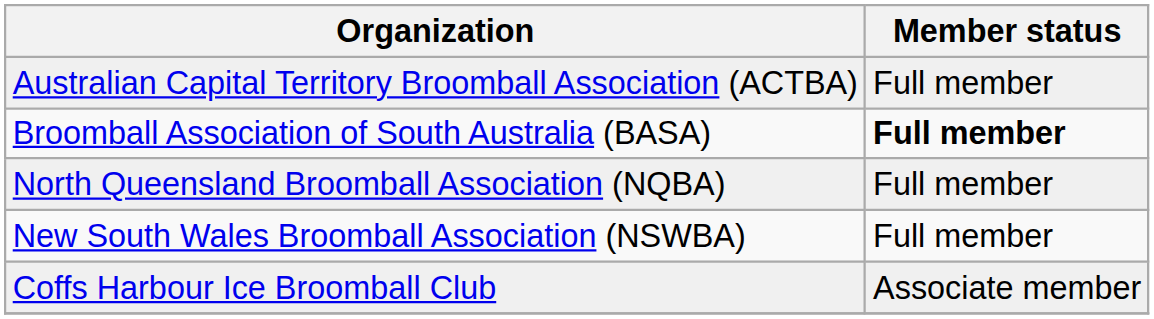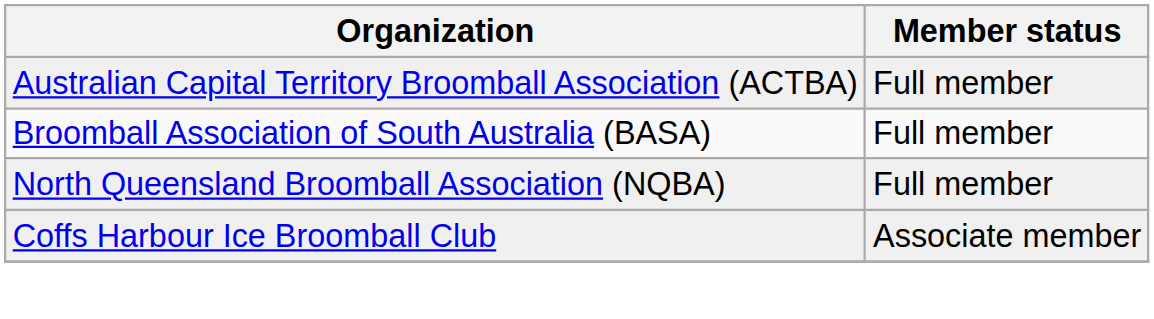(969, 133) bold -> (963, 133) normal
- row: (379, 236)
